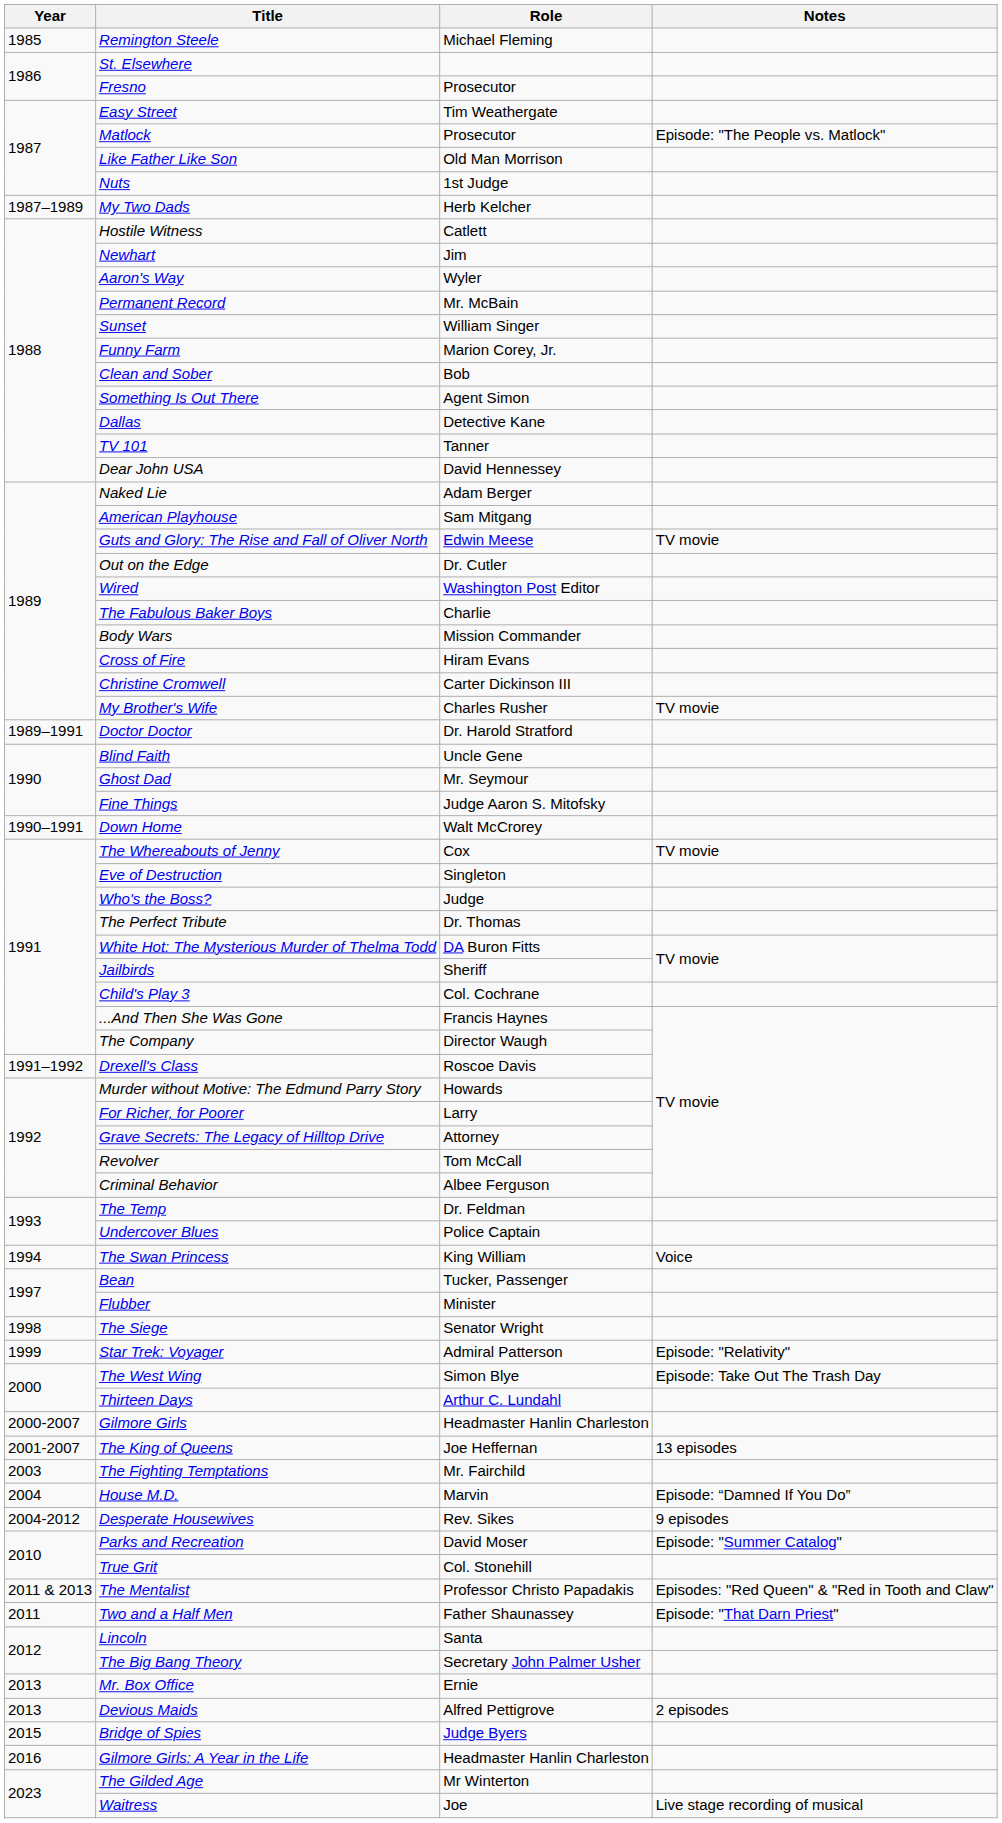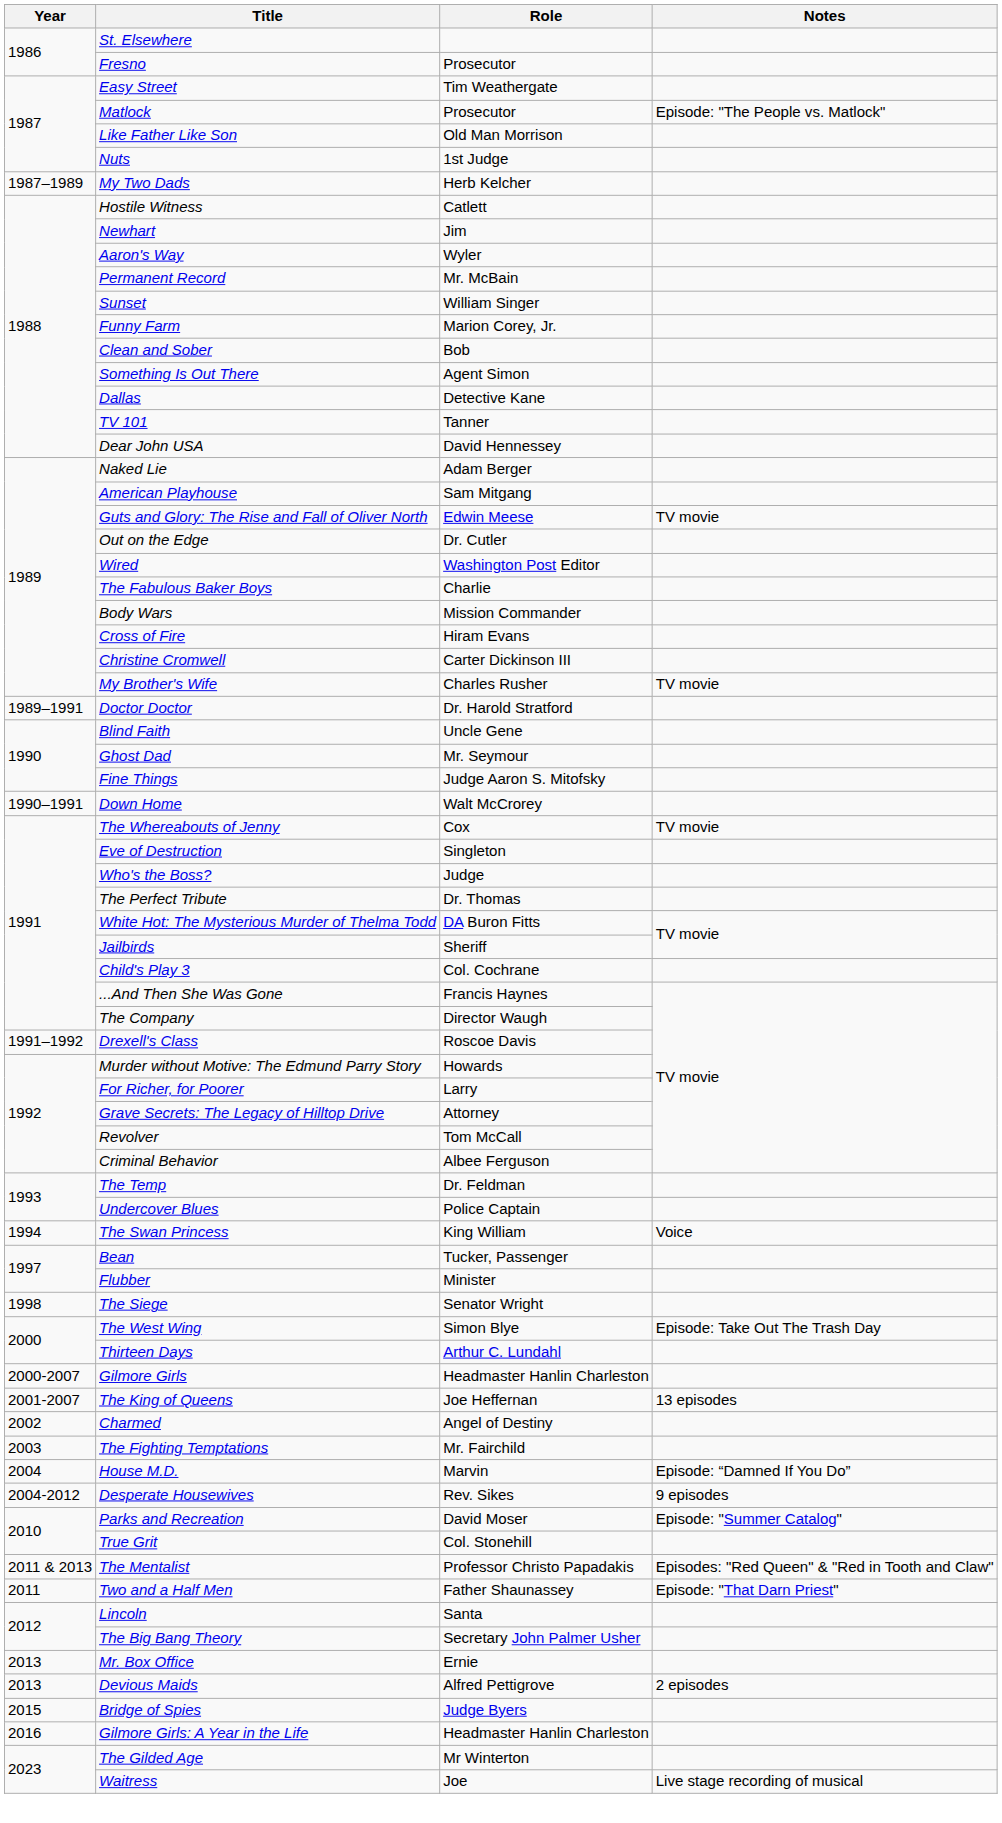- row: (159, 40)
- row: (161, 1352)
+ row: (130, 1423)
